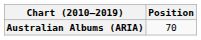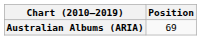(171, 28) 70 -> (171, 28) 69
